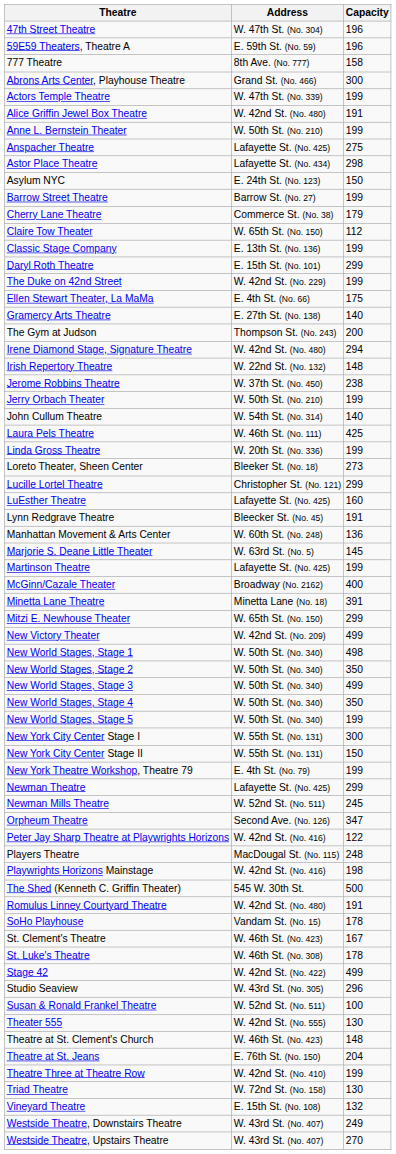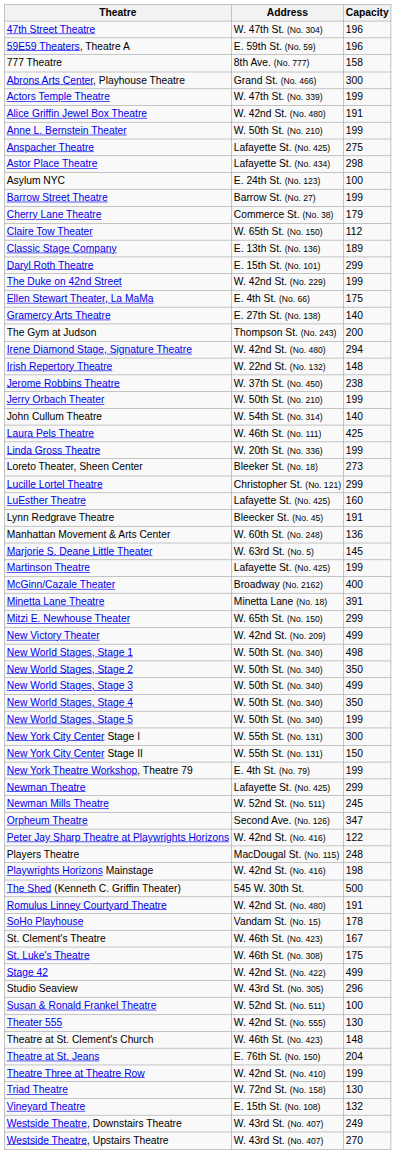(354, 181) 150 -> (354, 181) 100
(354, 248) 199 -> (354, 248) 189
(354, 955) 178 -> (354, 955) 175
